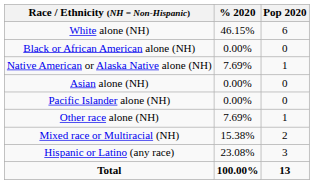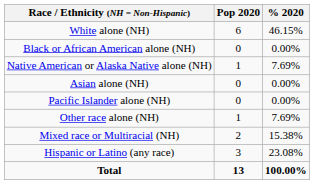columns swapped: (285, 13) <-> (237, 13)
